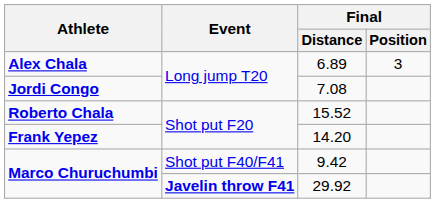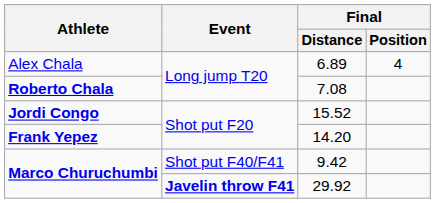(48, 64) bold -> (45, 64) normal
(398, 64) 3 -> (398, 64) 4
(53, 89) Jordi Congo -> (61, 89) Roberto Chala
(61, 113) Roberto Chala -> (53, 113) Jordi Congo
